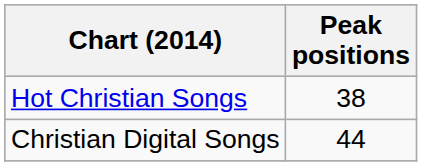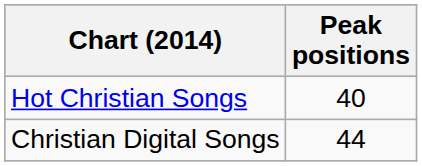(351, 97) 38 -> (351, 97) 40
